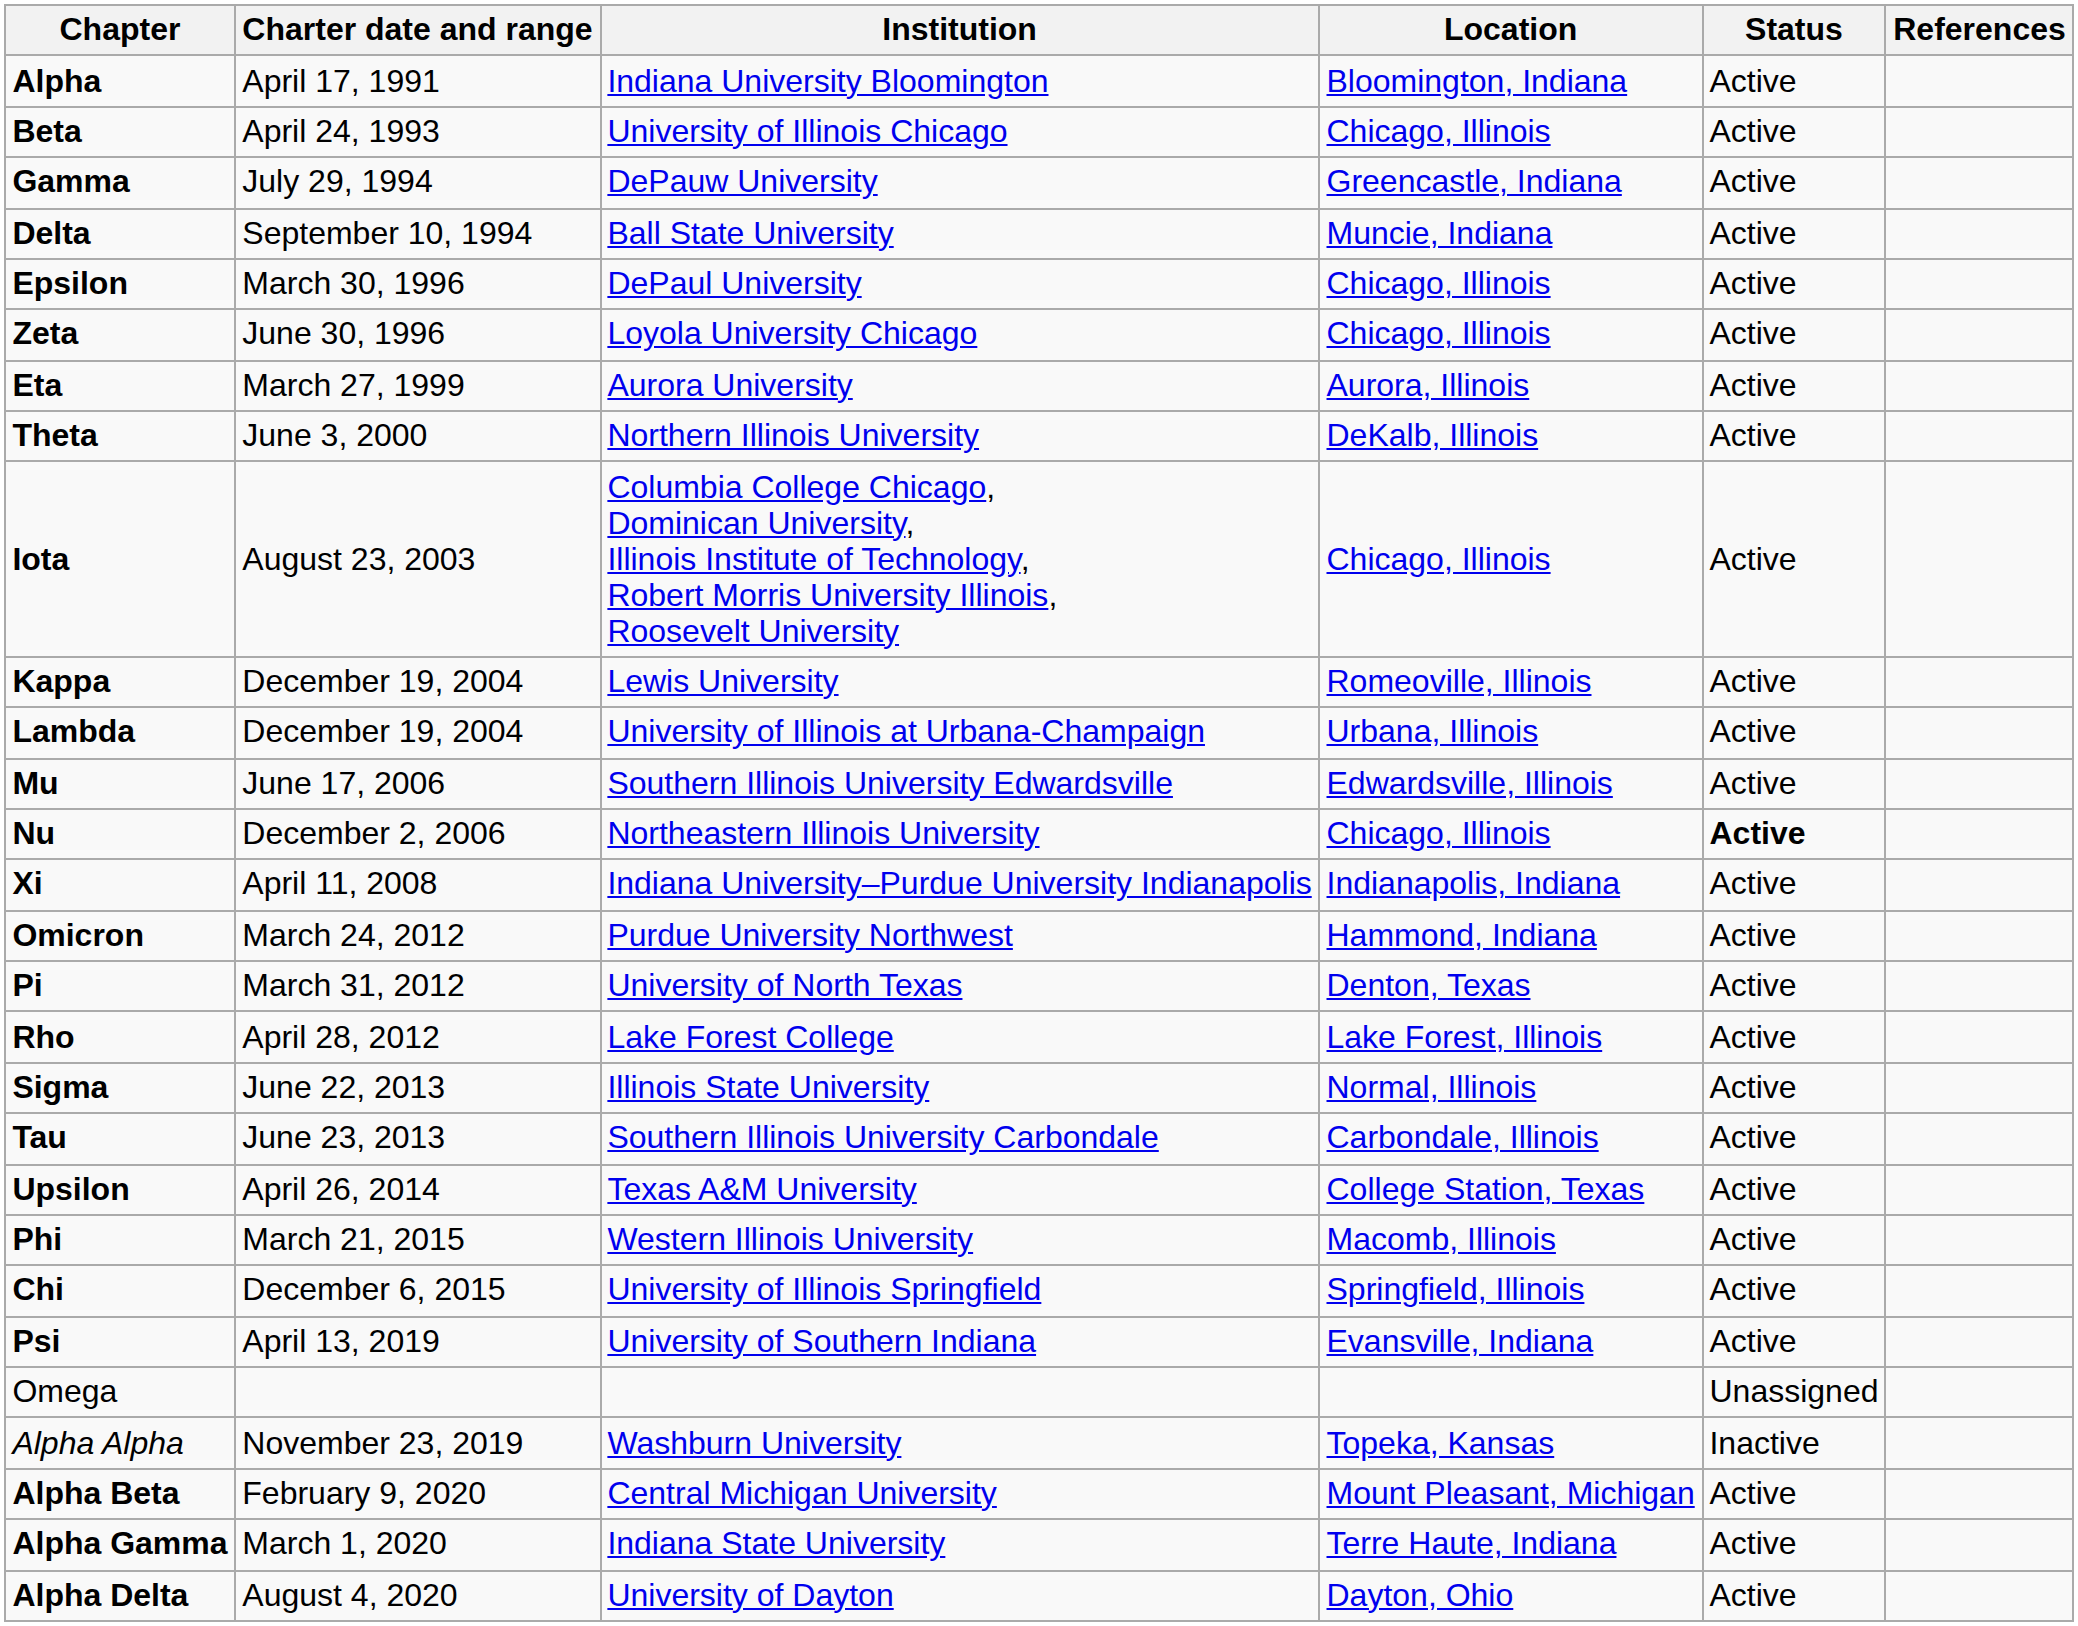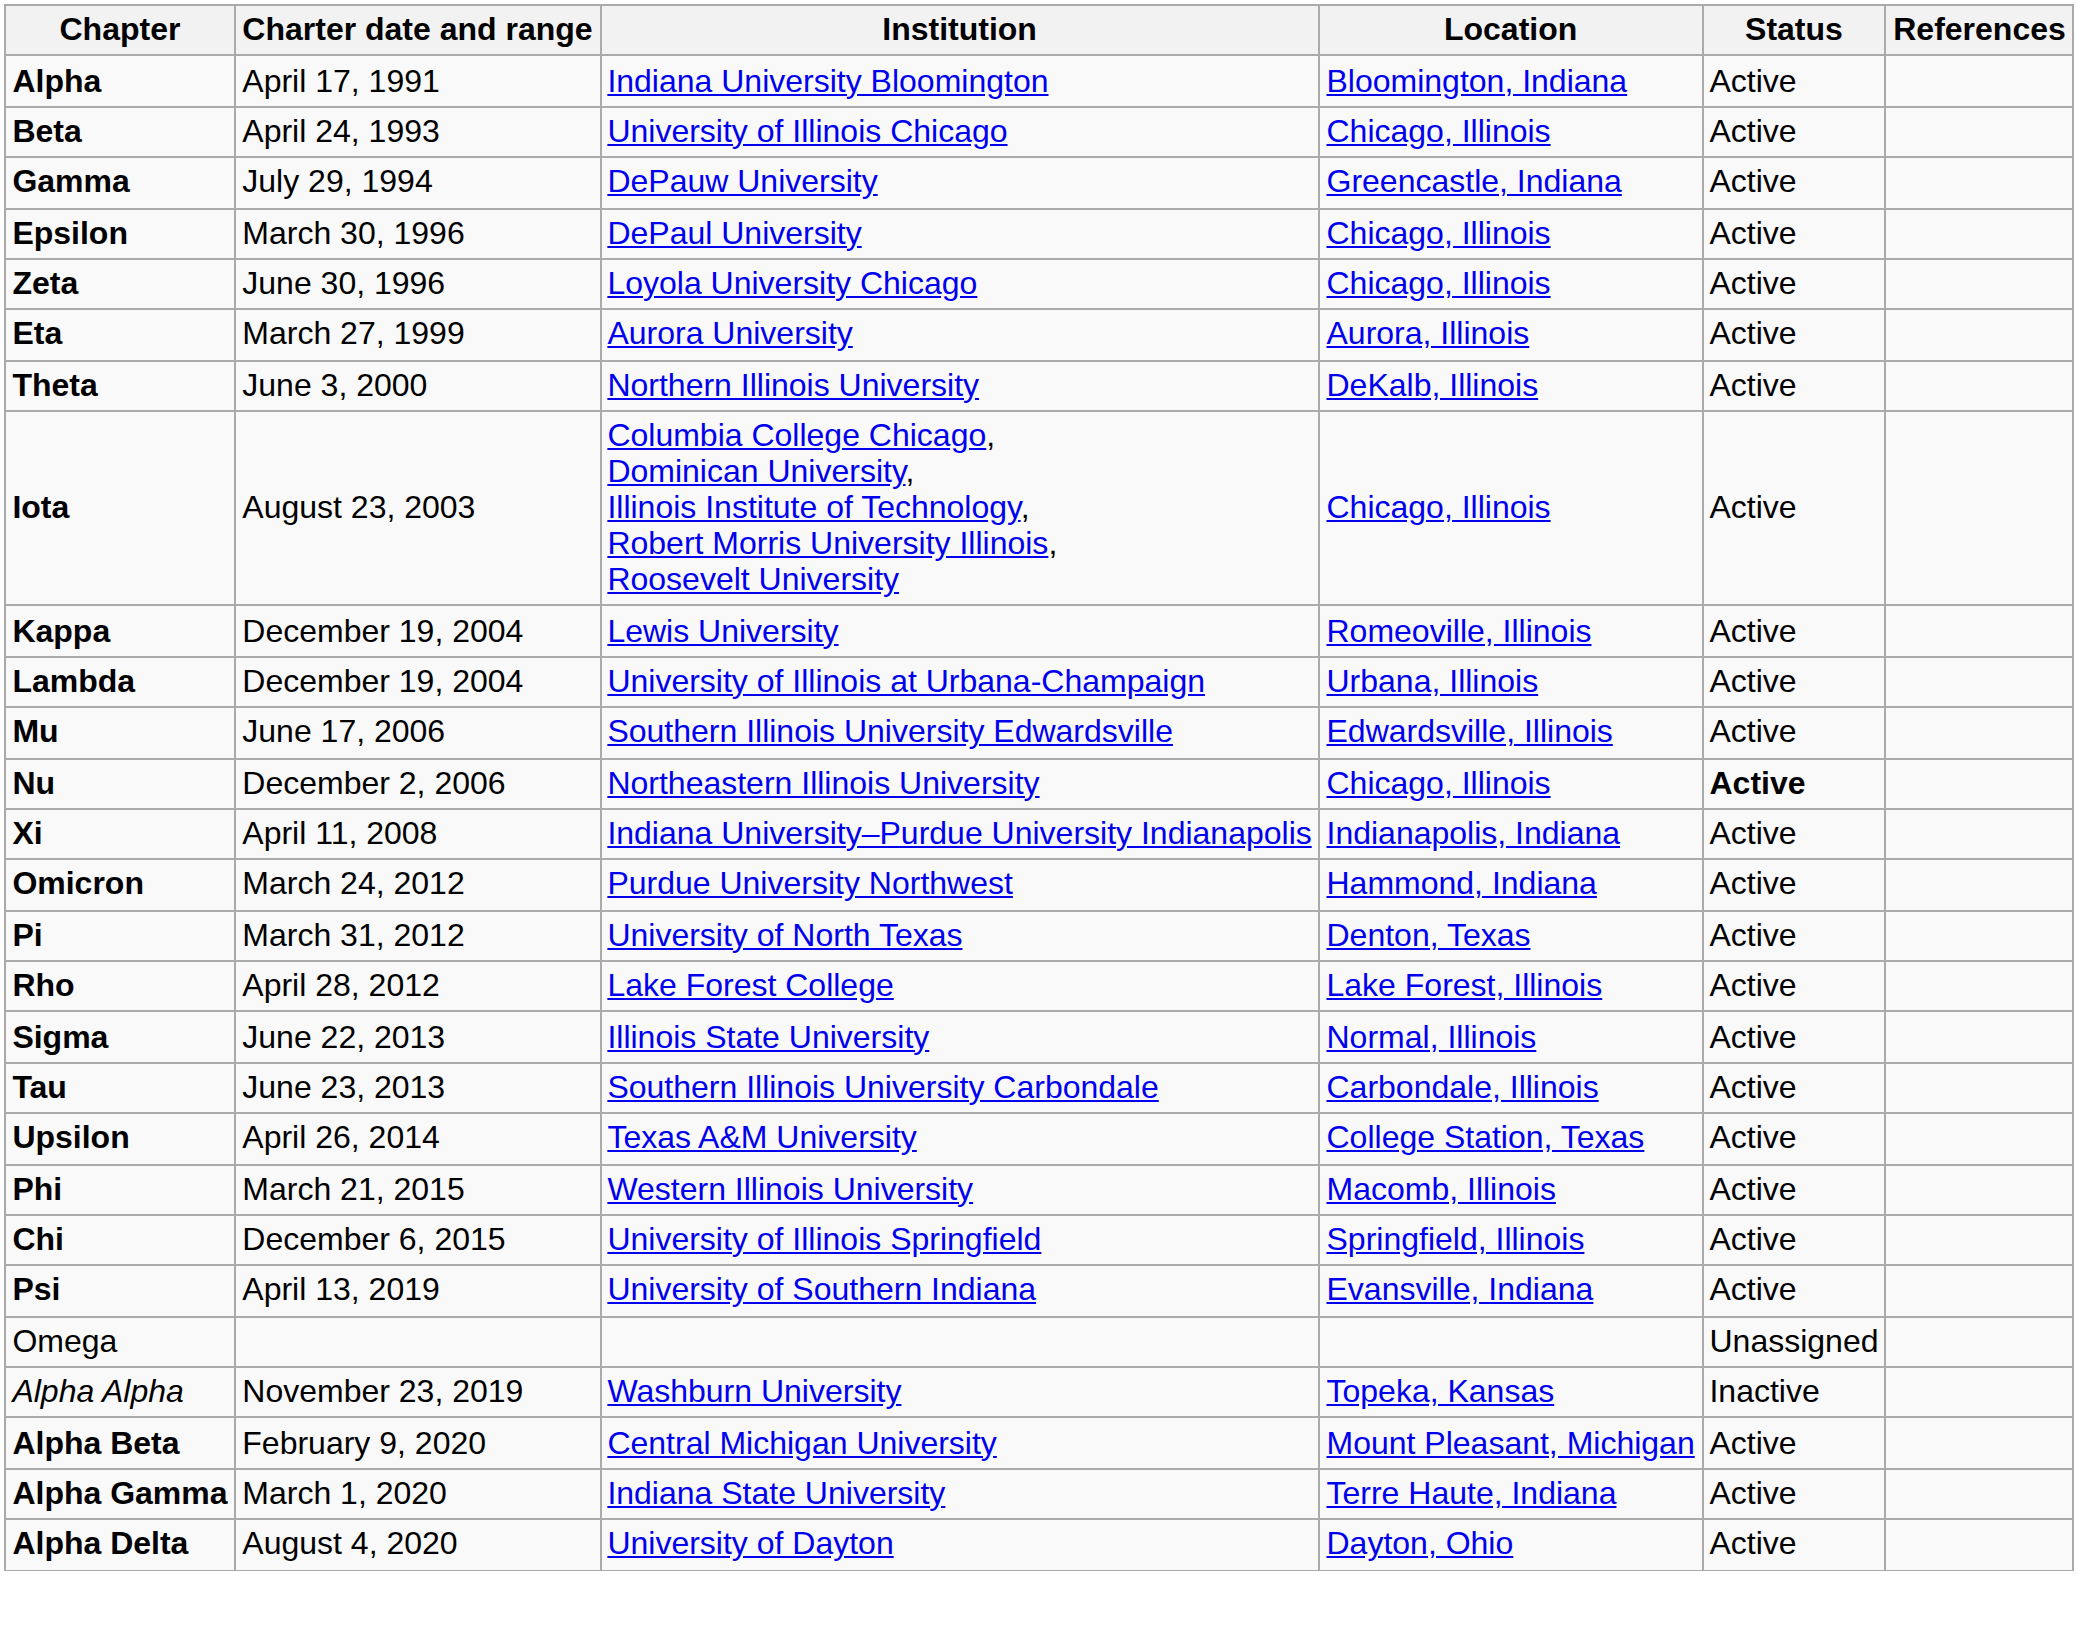- row: (52, 232)
